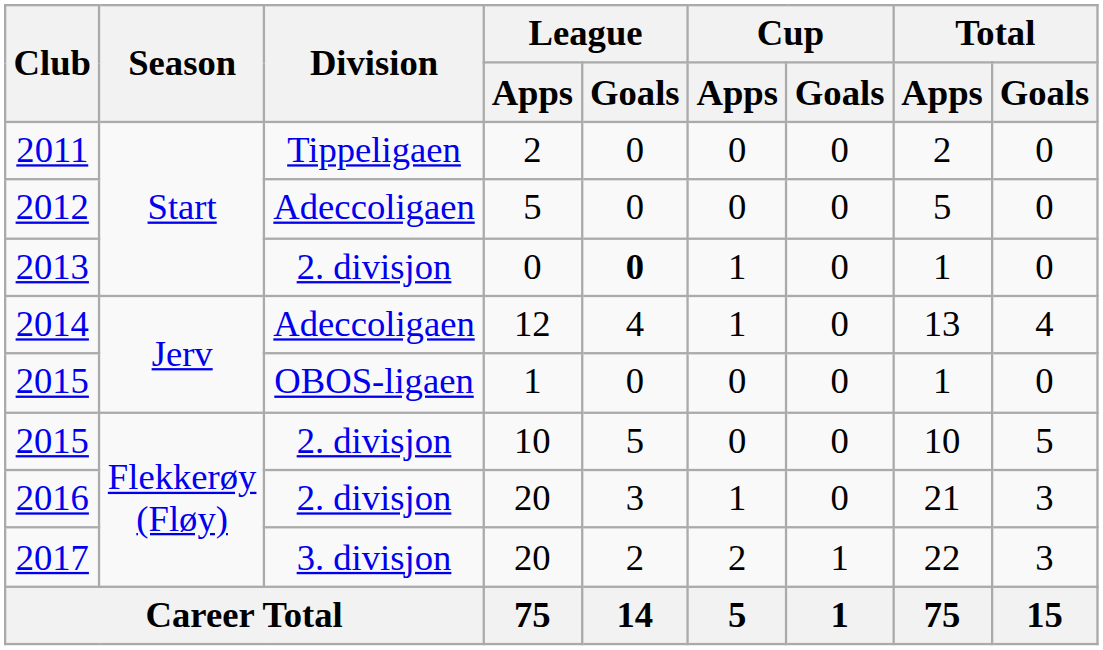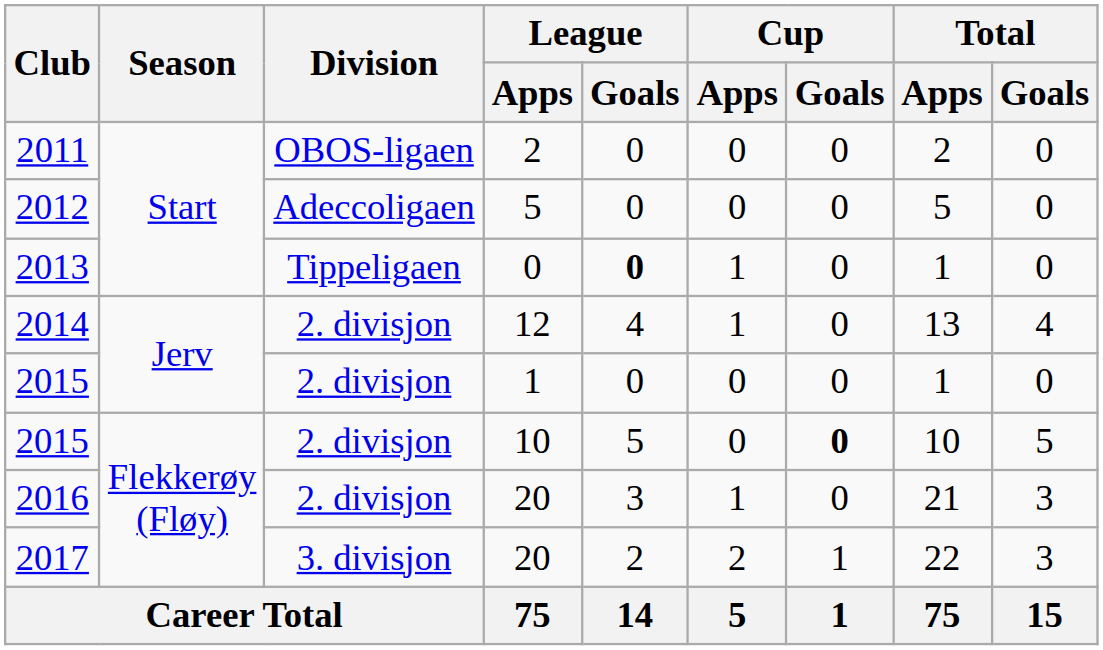(374, 149) Tippeligaen -> (374, 149) OBOS-ligaen
(374, 265) 2. divisjon -> (374, 265) Tippeligaen
(374, 324) Adeccoligaen -> (374, 324) 2. divisjon
(374, 382) OBOS-ligaen -> (374, 382) 2. divisjon
(840, 440) normal -> (840, 440) bold
